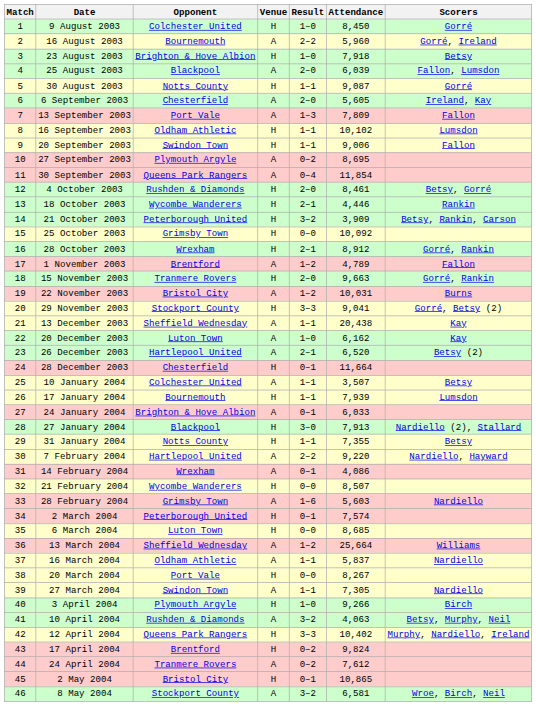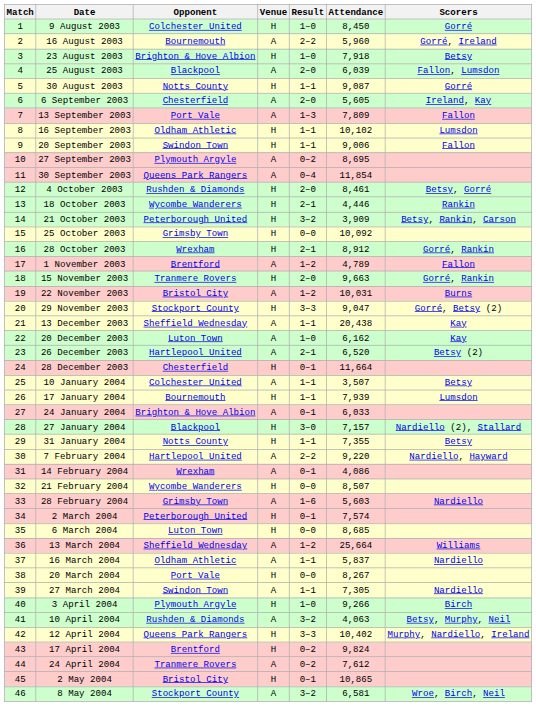(356, 308) 9,041 -> (356, 308) 9,047
(356, 427) 7,913 -> (356, 427) 7,157
